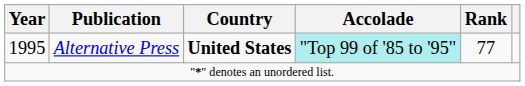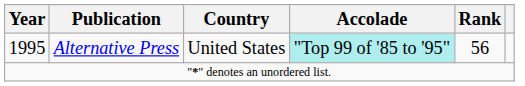(239, 47) bold -> (236, 47) normal
(486, 47) 77 -> (480, 47) 56
